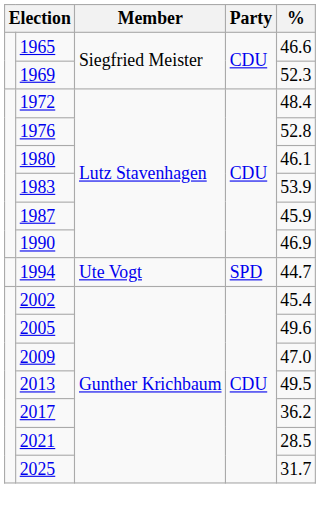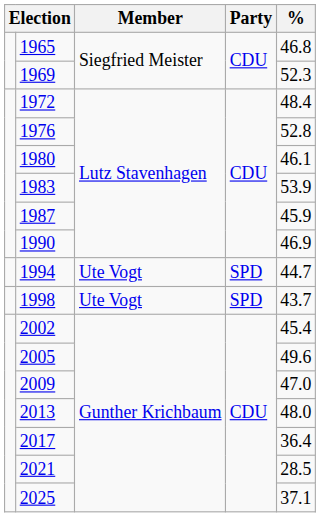(296, 46) 46.6 -> (296, 46) 46.8
+ row: (37, 300)
(296, 384) 49.5 -> (296, 412) 48.0
(296, 412) 36.2 -> (296, 441) 36.4
(296, 469) 31.7 -> (296, 497) 37.1
